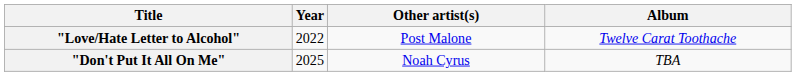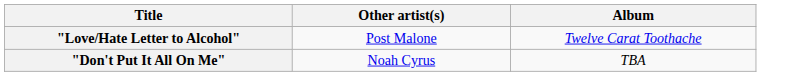- column: (310, 15)
